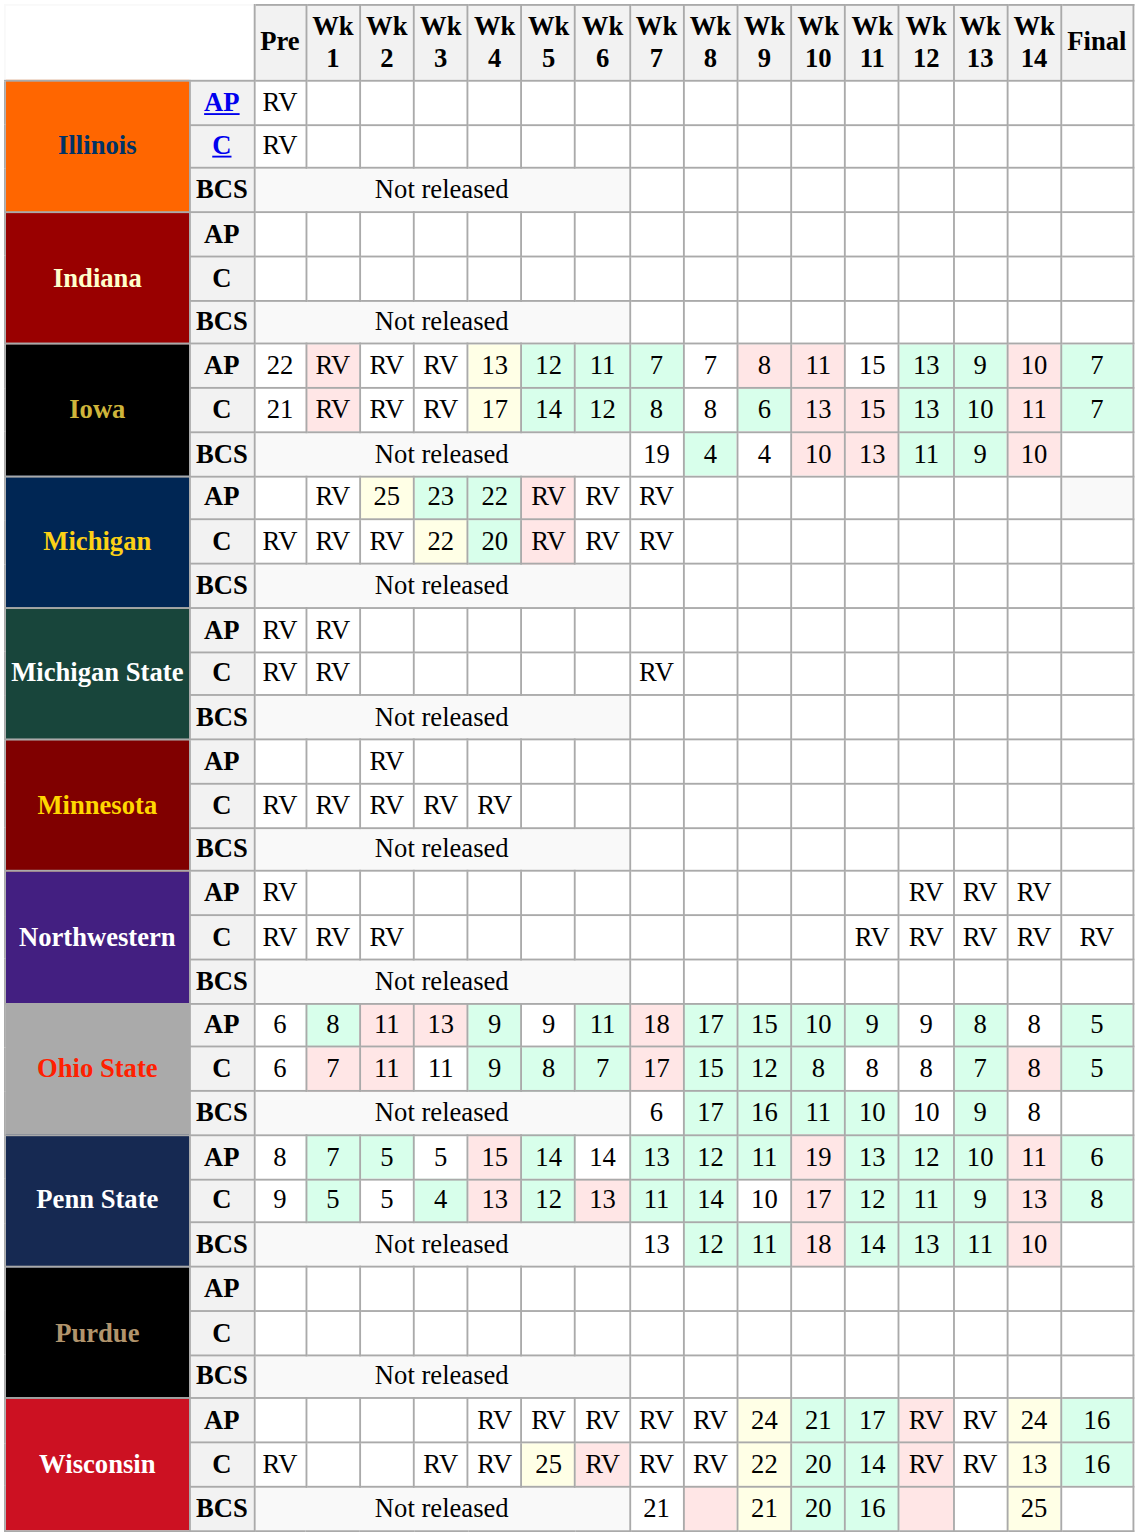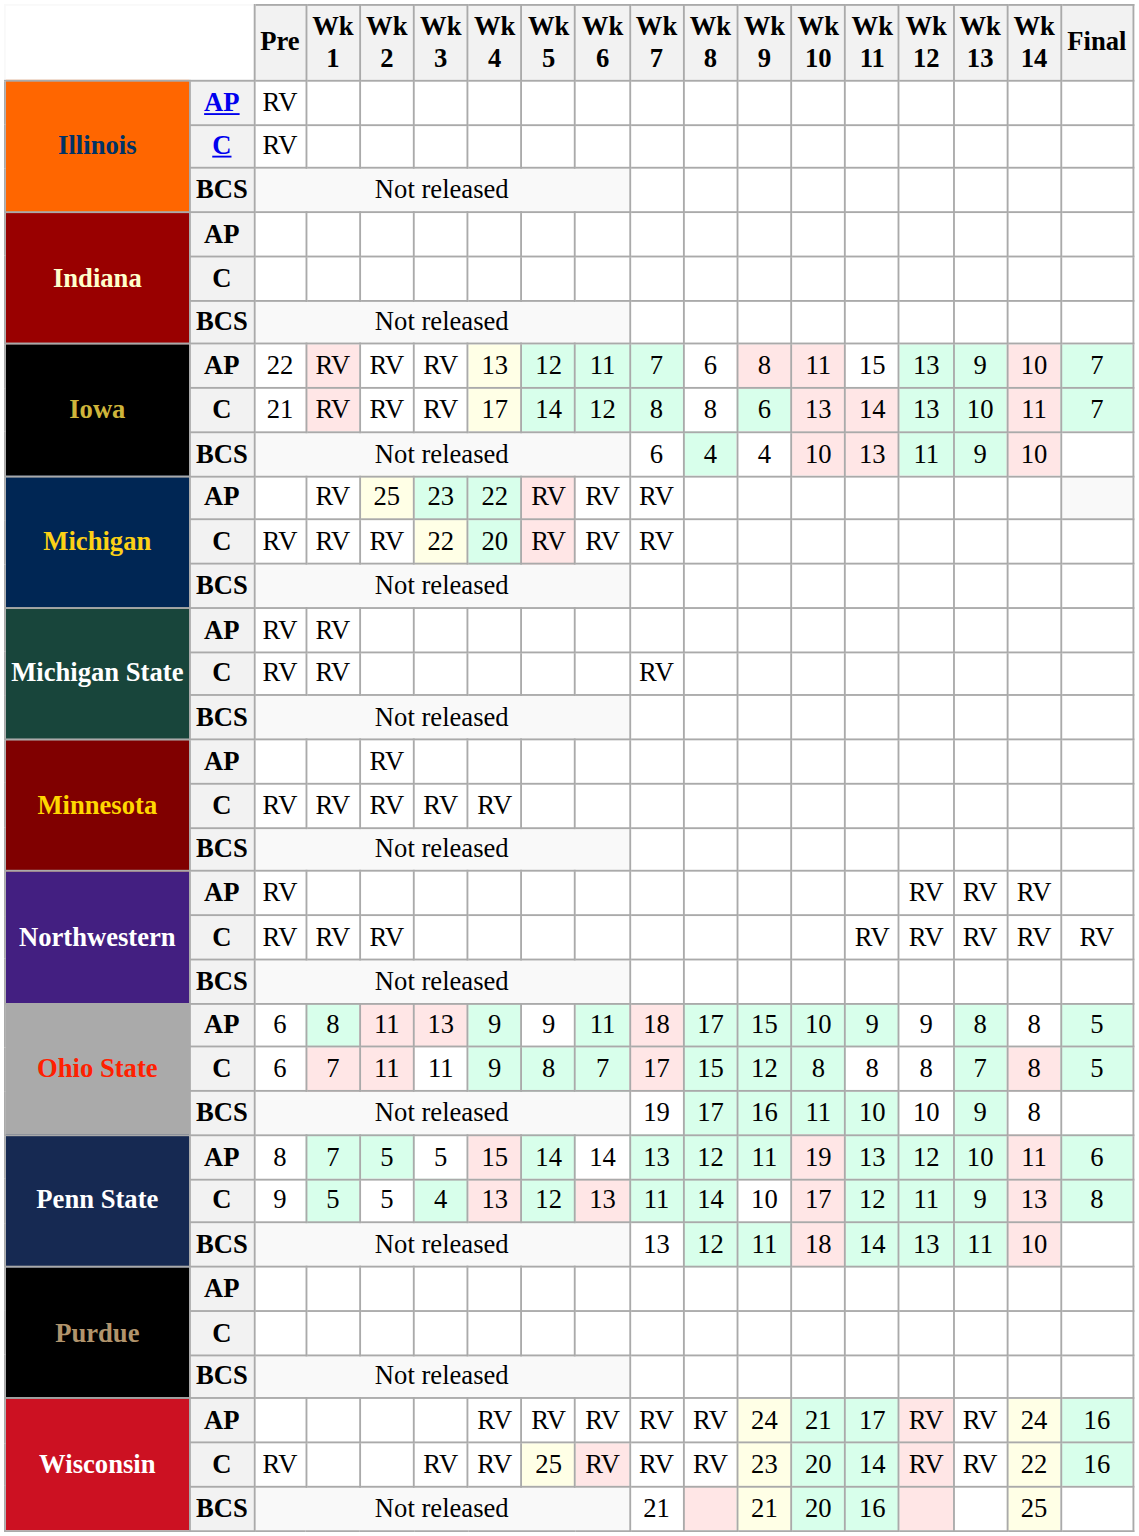(710, 365) 7 -> (710, 365) 6
(872, 409) 15 -> (872, 409) 14
(657, 453) 19 -> (657, 453) 6
(657, 1112) 6 -> (657, 1112) 19
(764, 1464) 22 -> (764, 1464) 23
(1034, 1464) 13 -> (1034, 1464) 22
